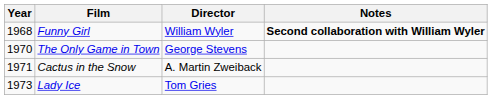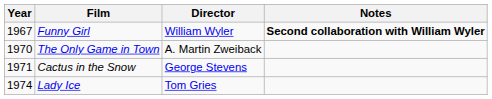(20, 31) 1968 -> (20, 31) 1967
(206, 49) George Stevens -> (213, 49) A. Martin Zweiback
(213, 67) A. Martin Zweiback -> (206, 67) George Stevens
(20, 85) 1973 -> (20, 85) 1974
